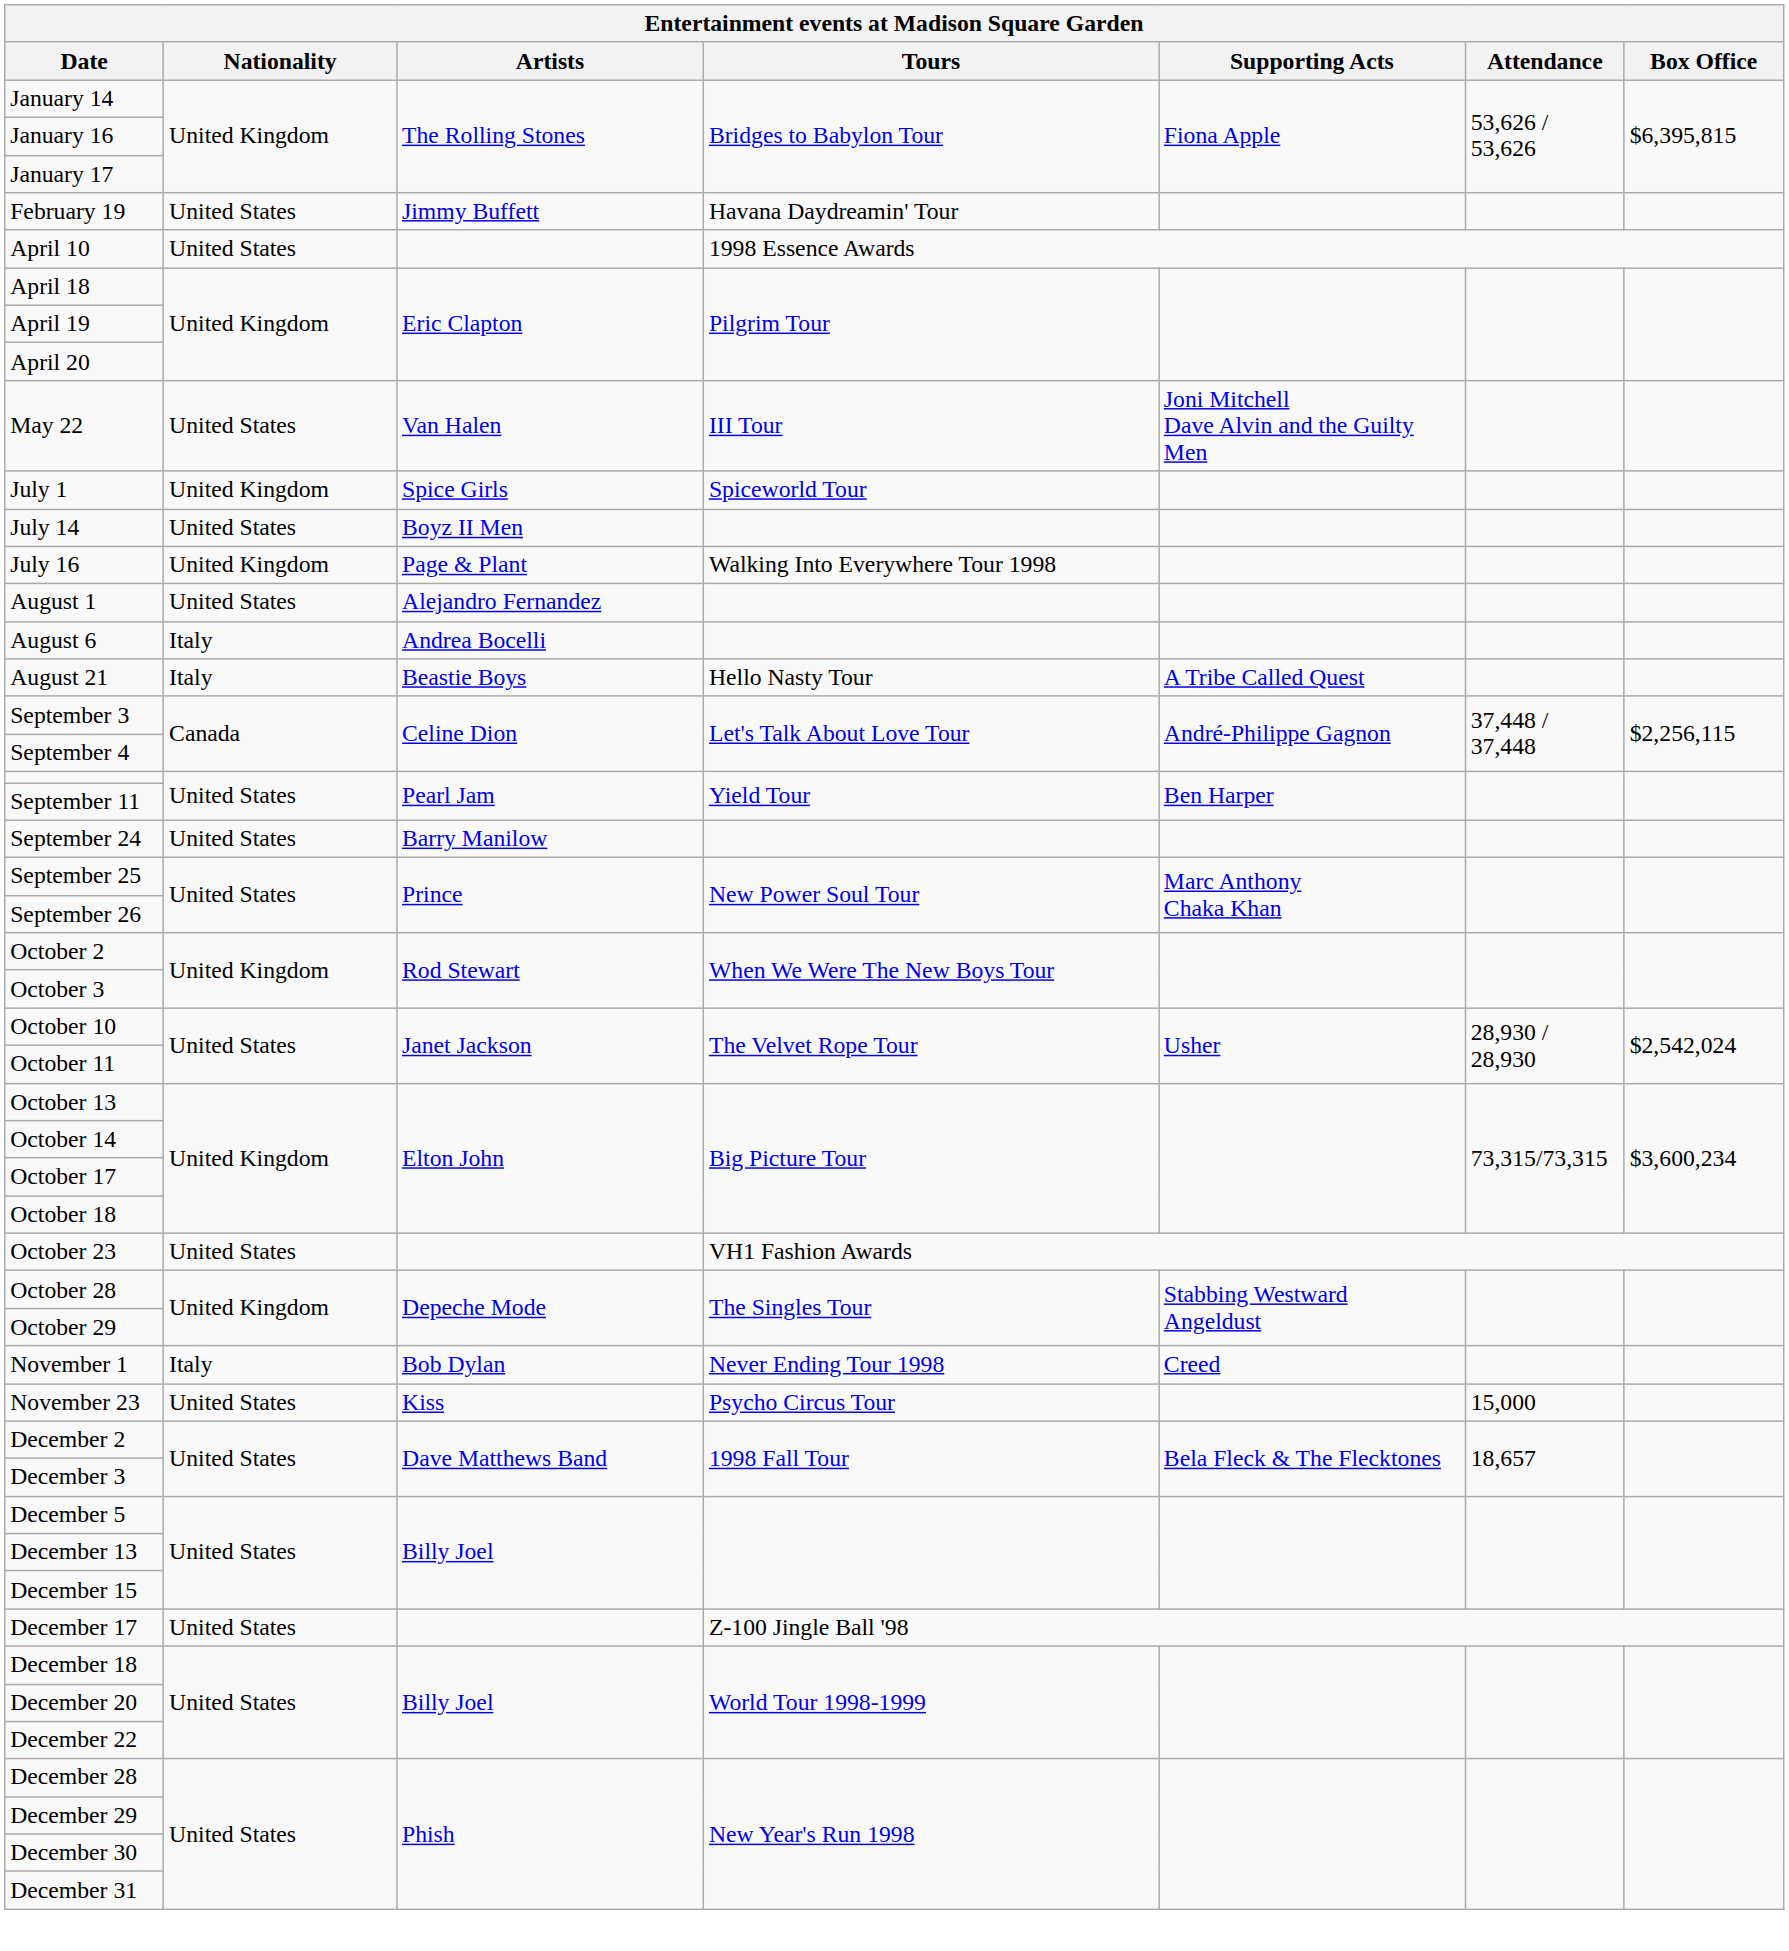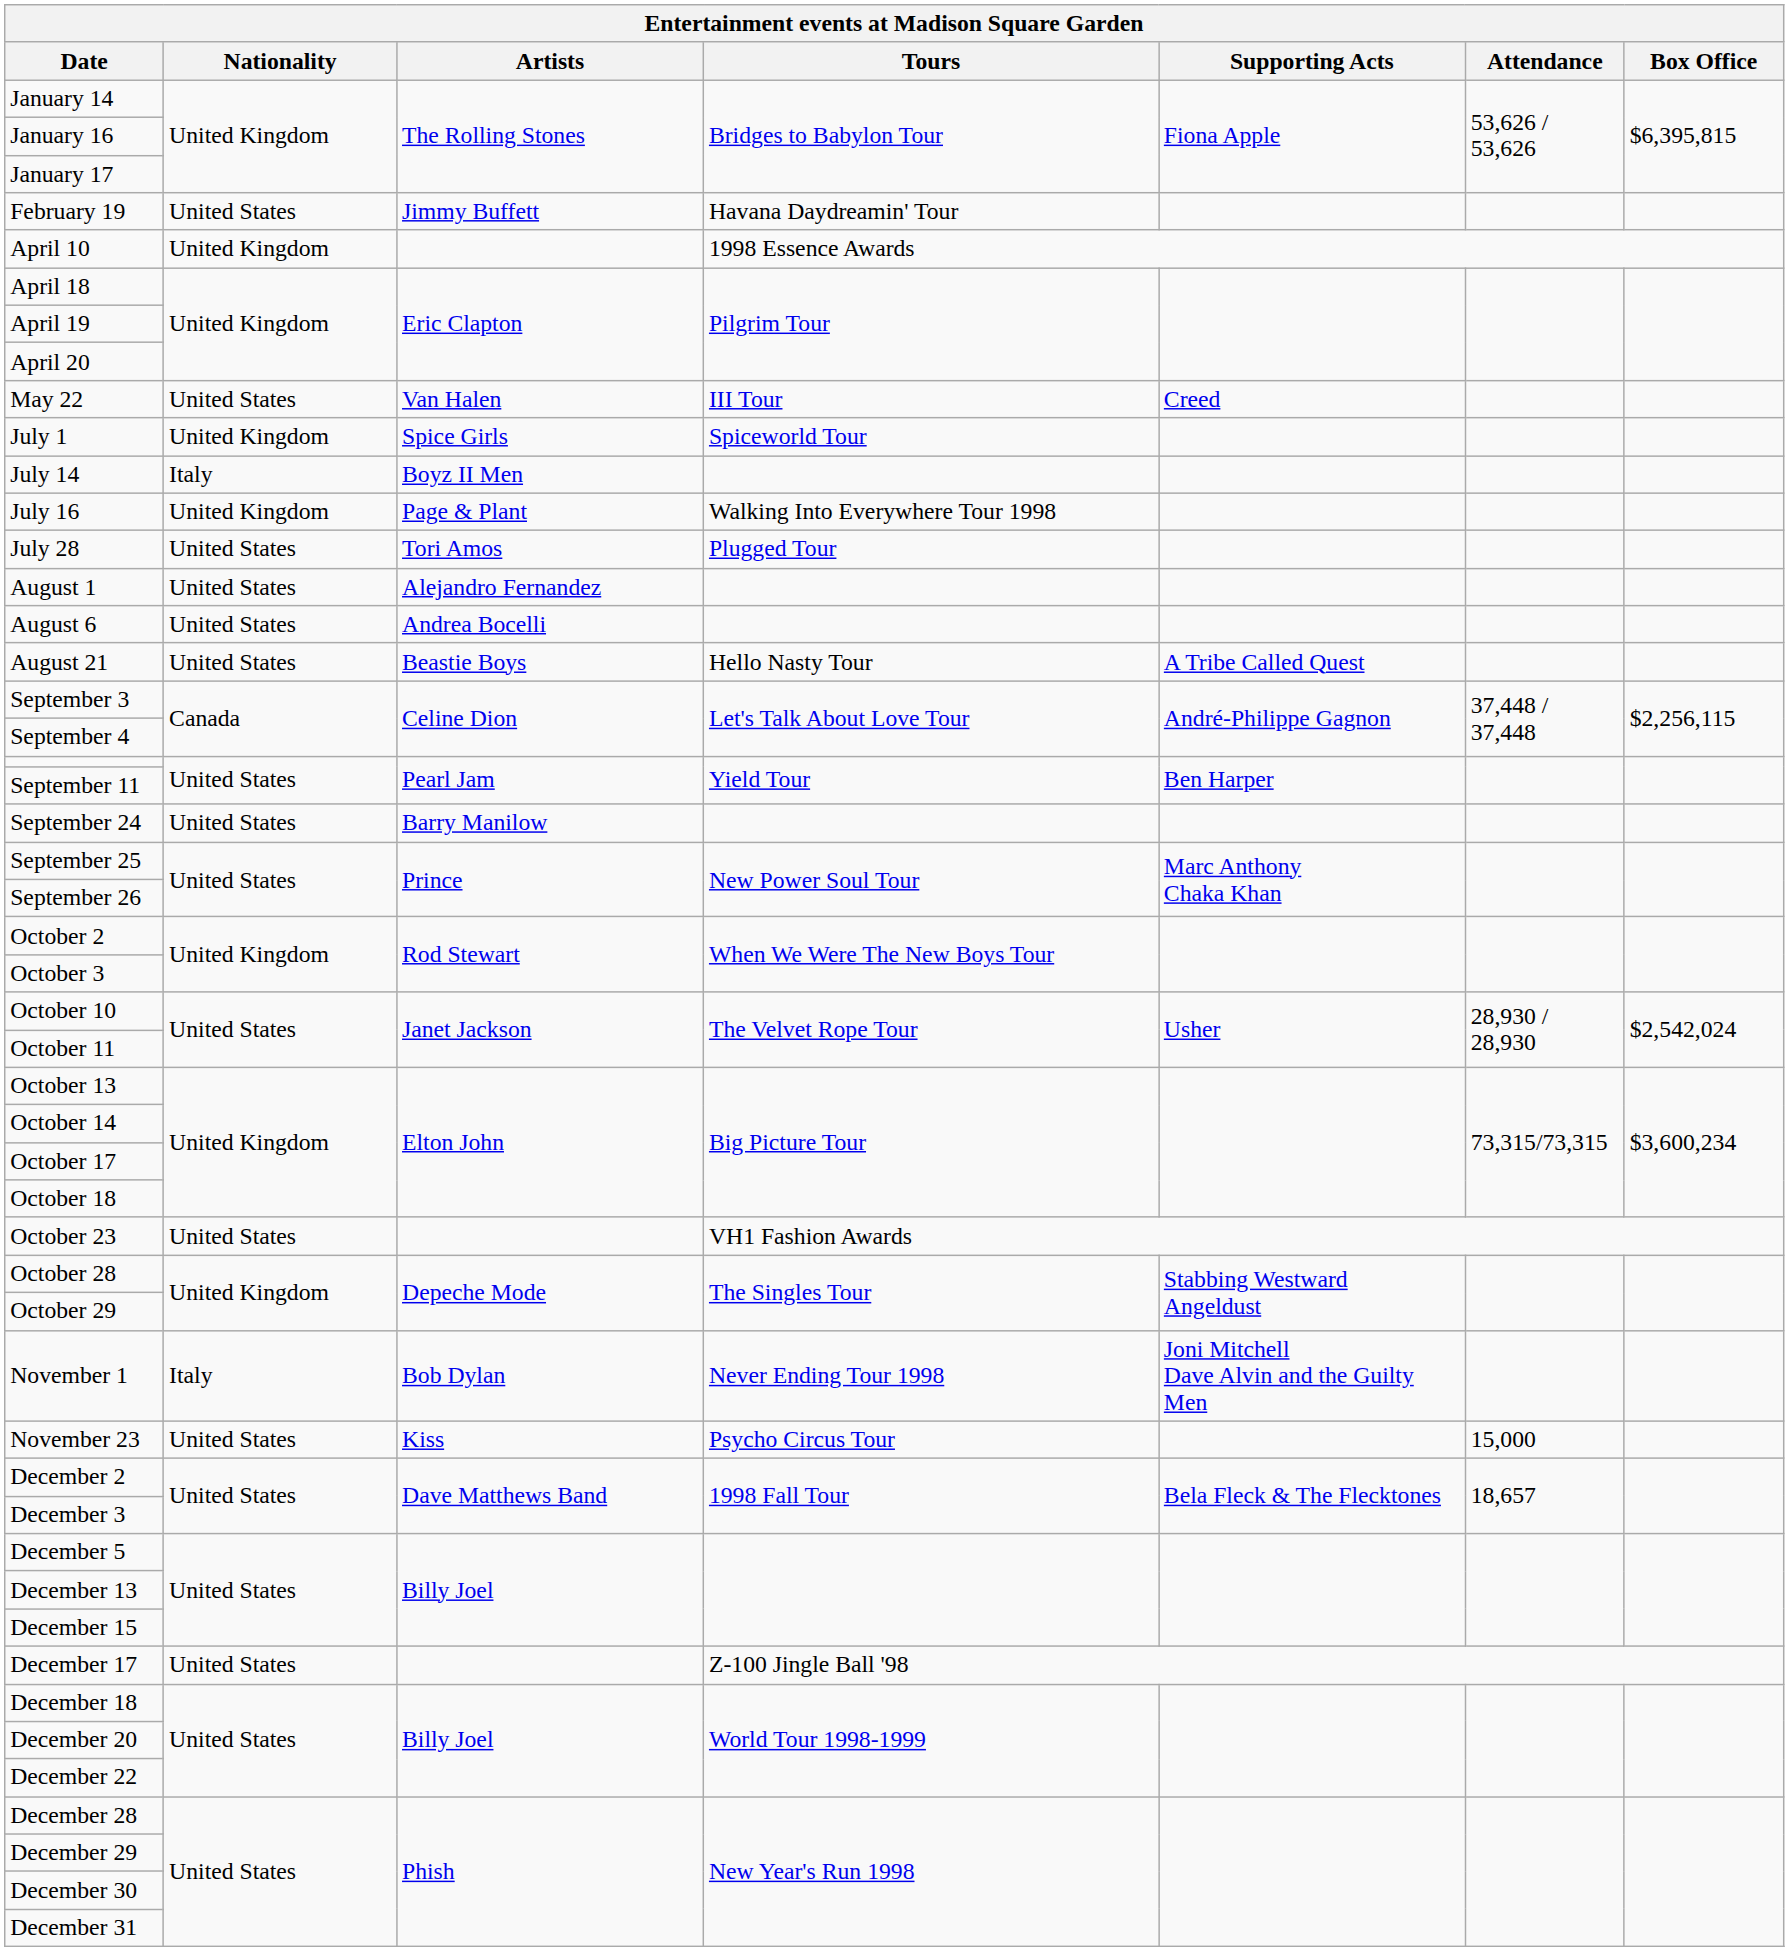(233, 248) United States -> (249, 248) United Kingdom
(1289, 425) Joni Mitchell Dave Alvin and the Guilty Men -> (1192, 398) Creed
(233, 527) United States -> (191, 473) Italy
+ row: (45, 549)
(191, 639) Italy -> (233, 624) United States
(191, 677) Italy -> (233, 661) United States
(1192, 1364) Creed -> (1289, 1375) Joni Mitchell Dave Alvin and the Guilty Men
